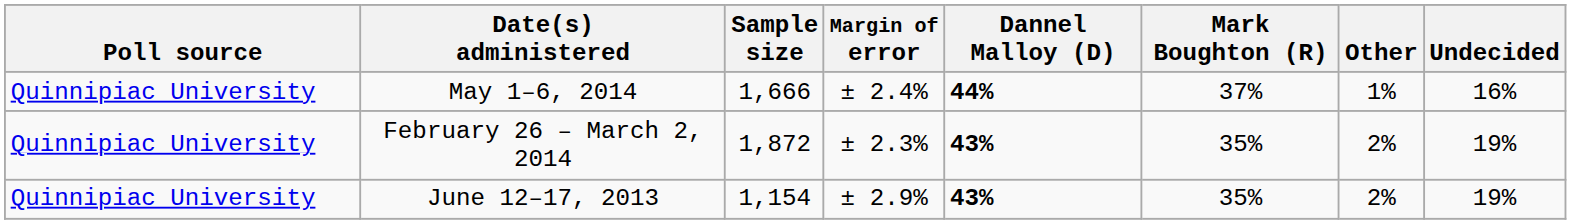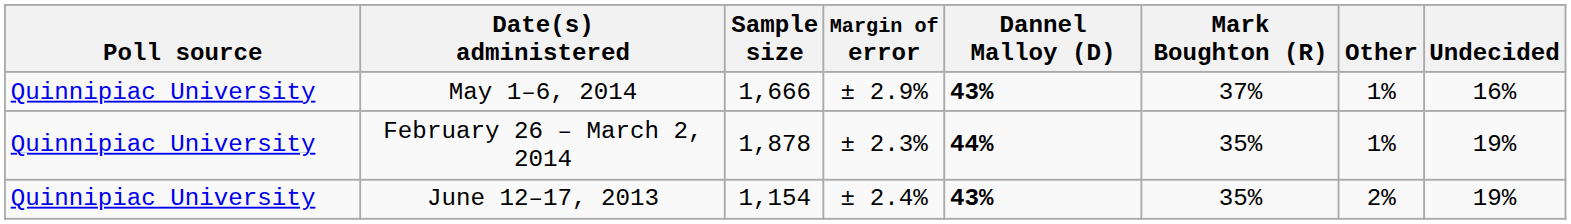(884, 92) ± 2.4% -> (884, 92) ± 2.9%
(972, 92) 44% -> (972, 92) 43%
(775, 145) 1,872 -> (775, 145) 1,878
(972, 145) 43% -> (972, 145) 44%
(1381, 145) 2% -> (1381, 145) 1%
(884, 199) ± 2.9% -> (884, 199) ± 2.4%
